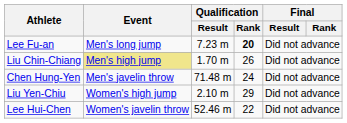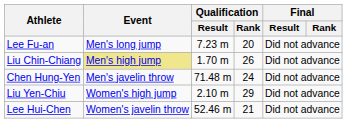(248, 45) bold -> (248, 45) normal
(248, 110) 22 -> (248, 110) 21
